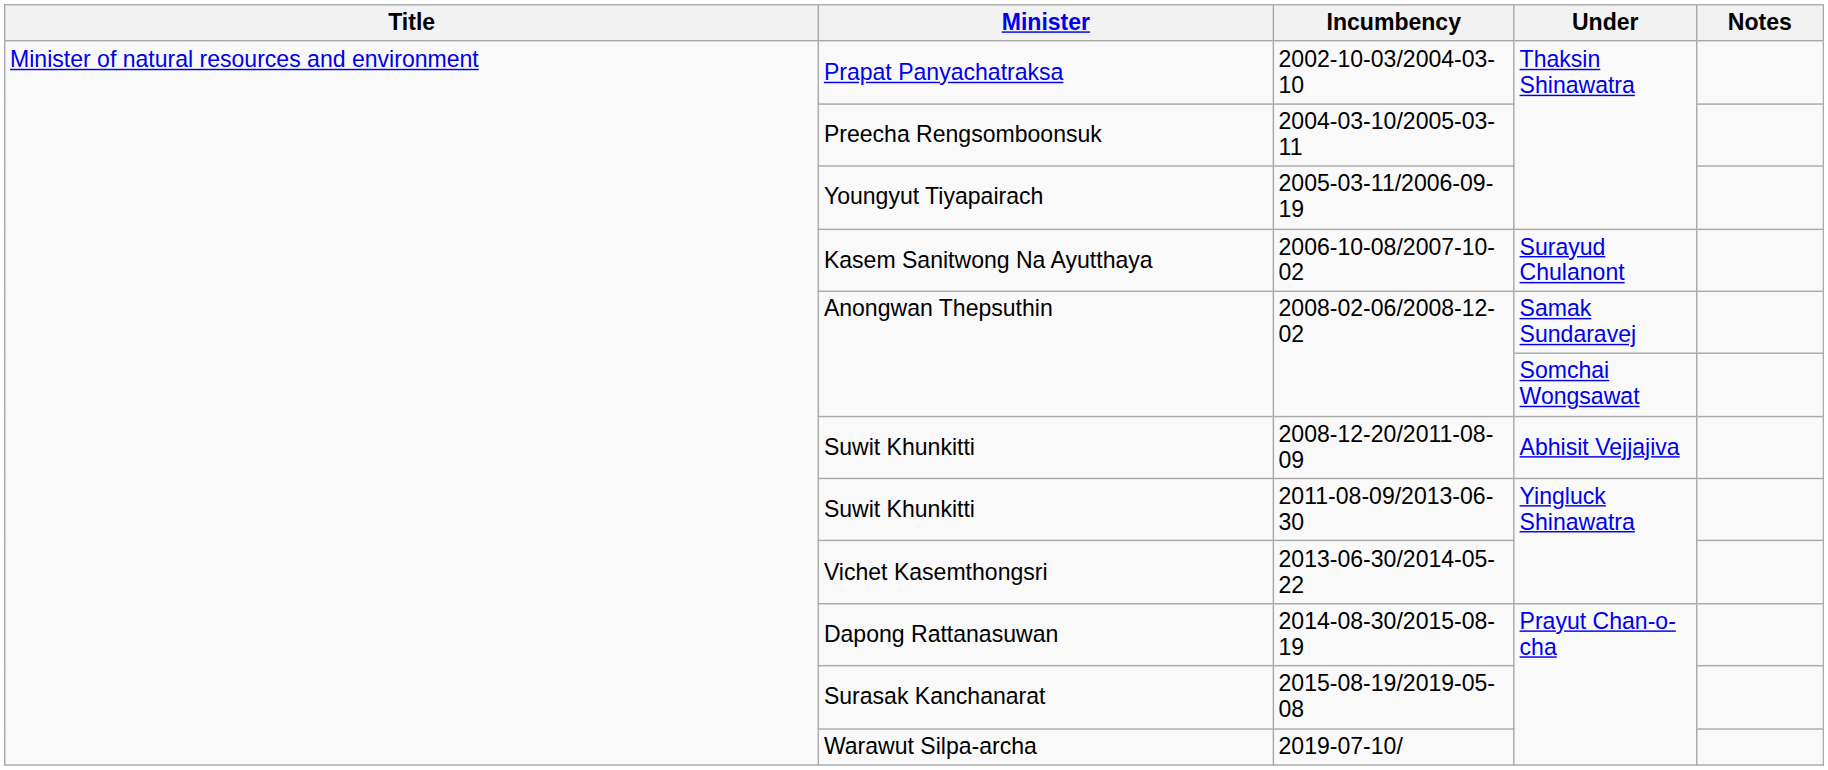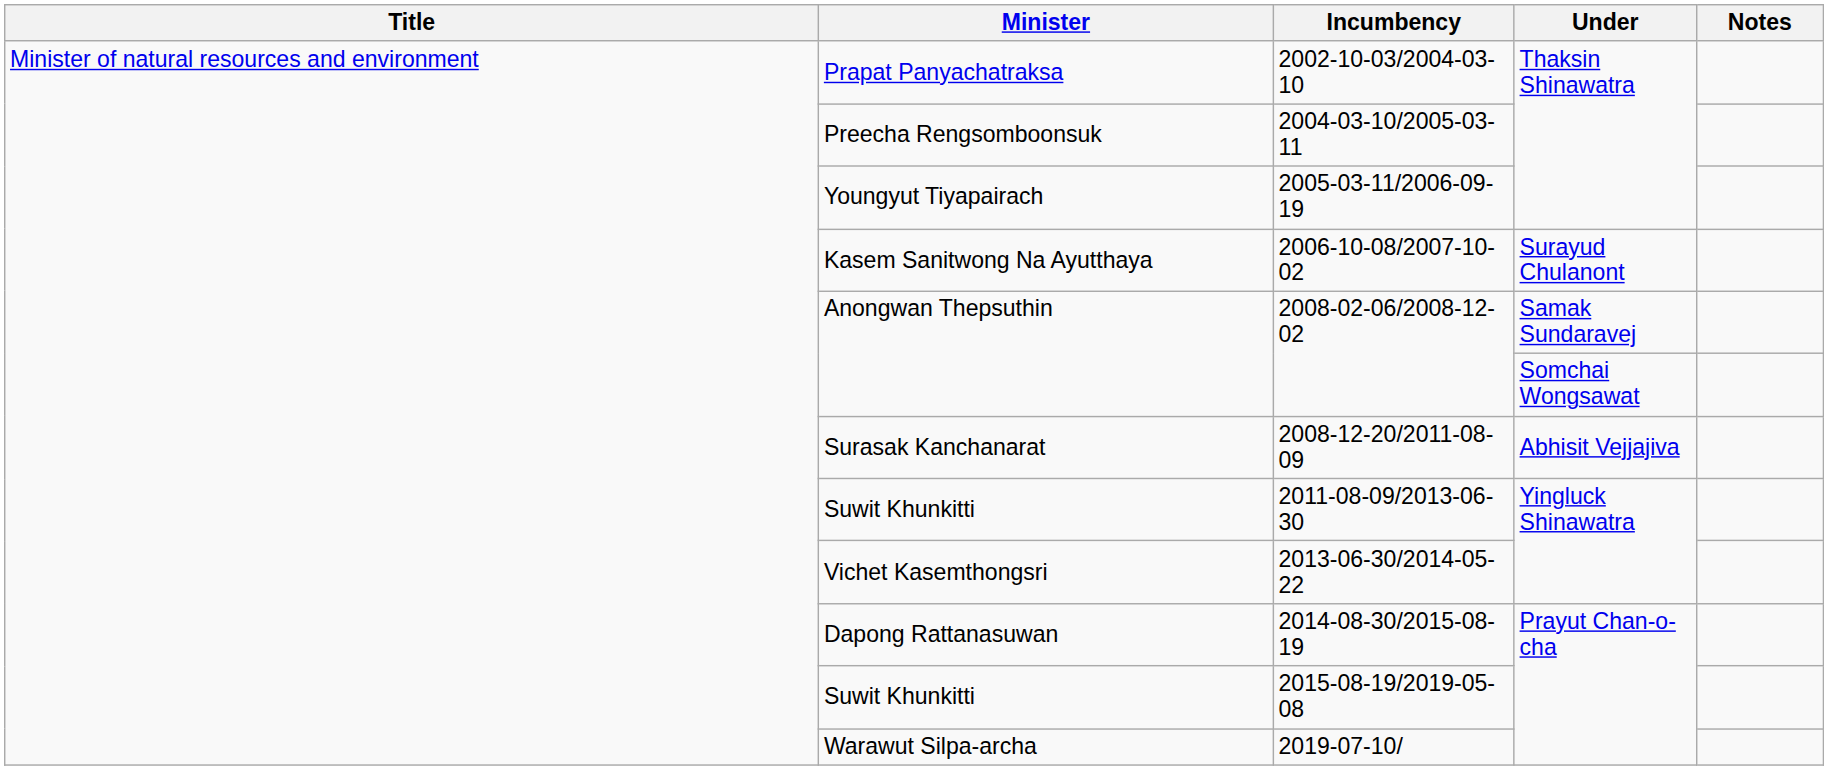(899, 447) Suwit Khunkitti -> (935, 447) Surasak Kanchanarat
(935, 696) Surasak Kanchanarat -> (899, 696) Suwit Khunkitti
